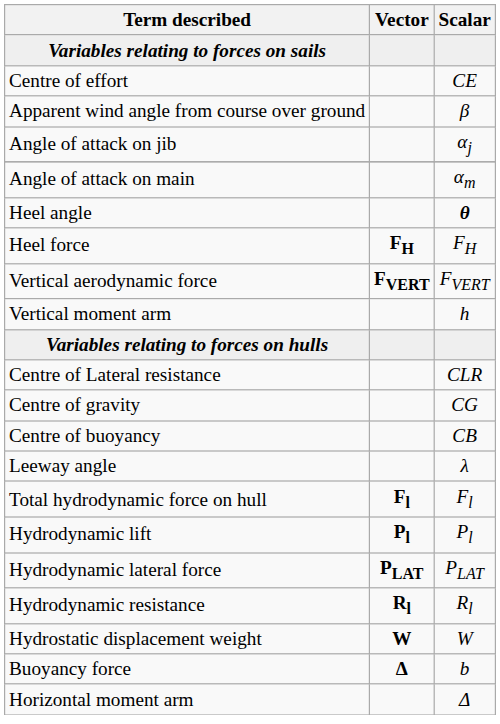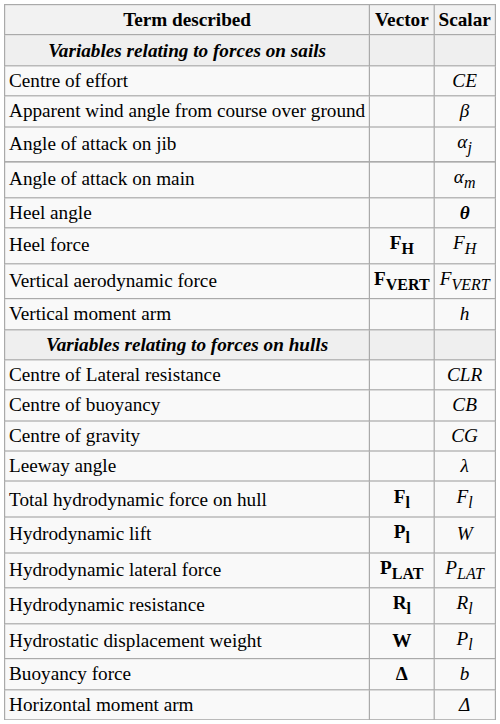rows swapped: (85, 435) <-> (75, 405)
(465, 534) Pl -> (465, 534) W
(465, 638) W -> (465, 640) Pl
